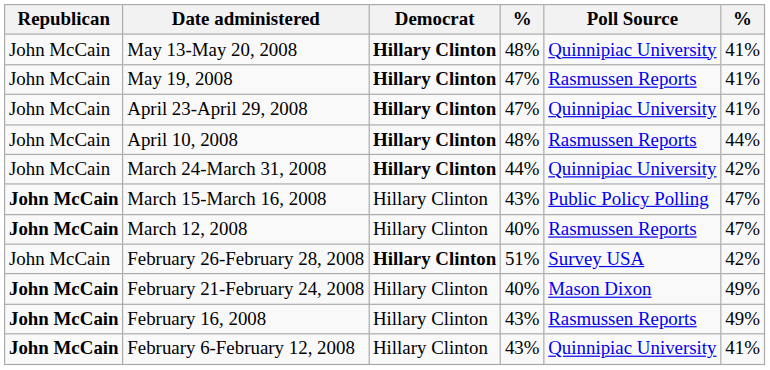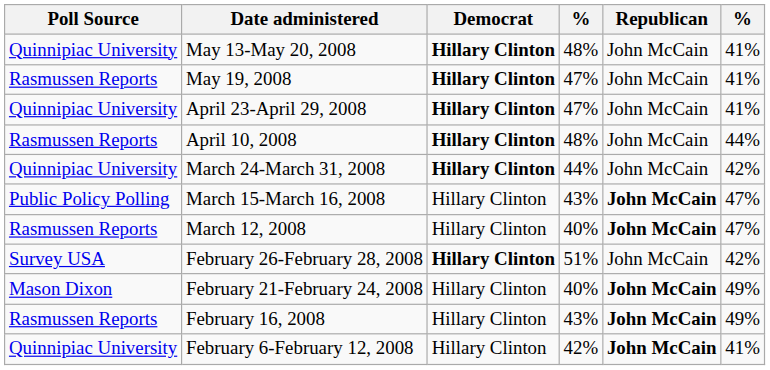columns swapped: (632, 19) <-> (64, 19)
(522, 348) 43% -> (581, 348) 42%
